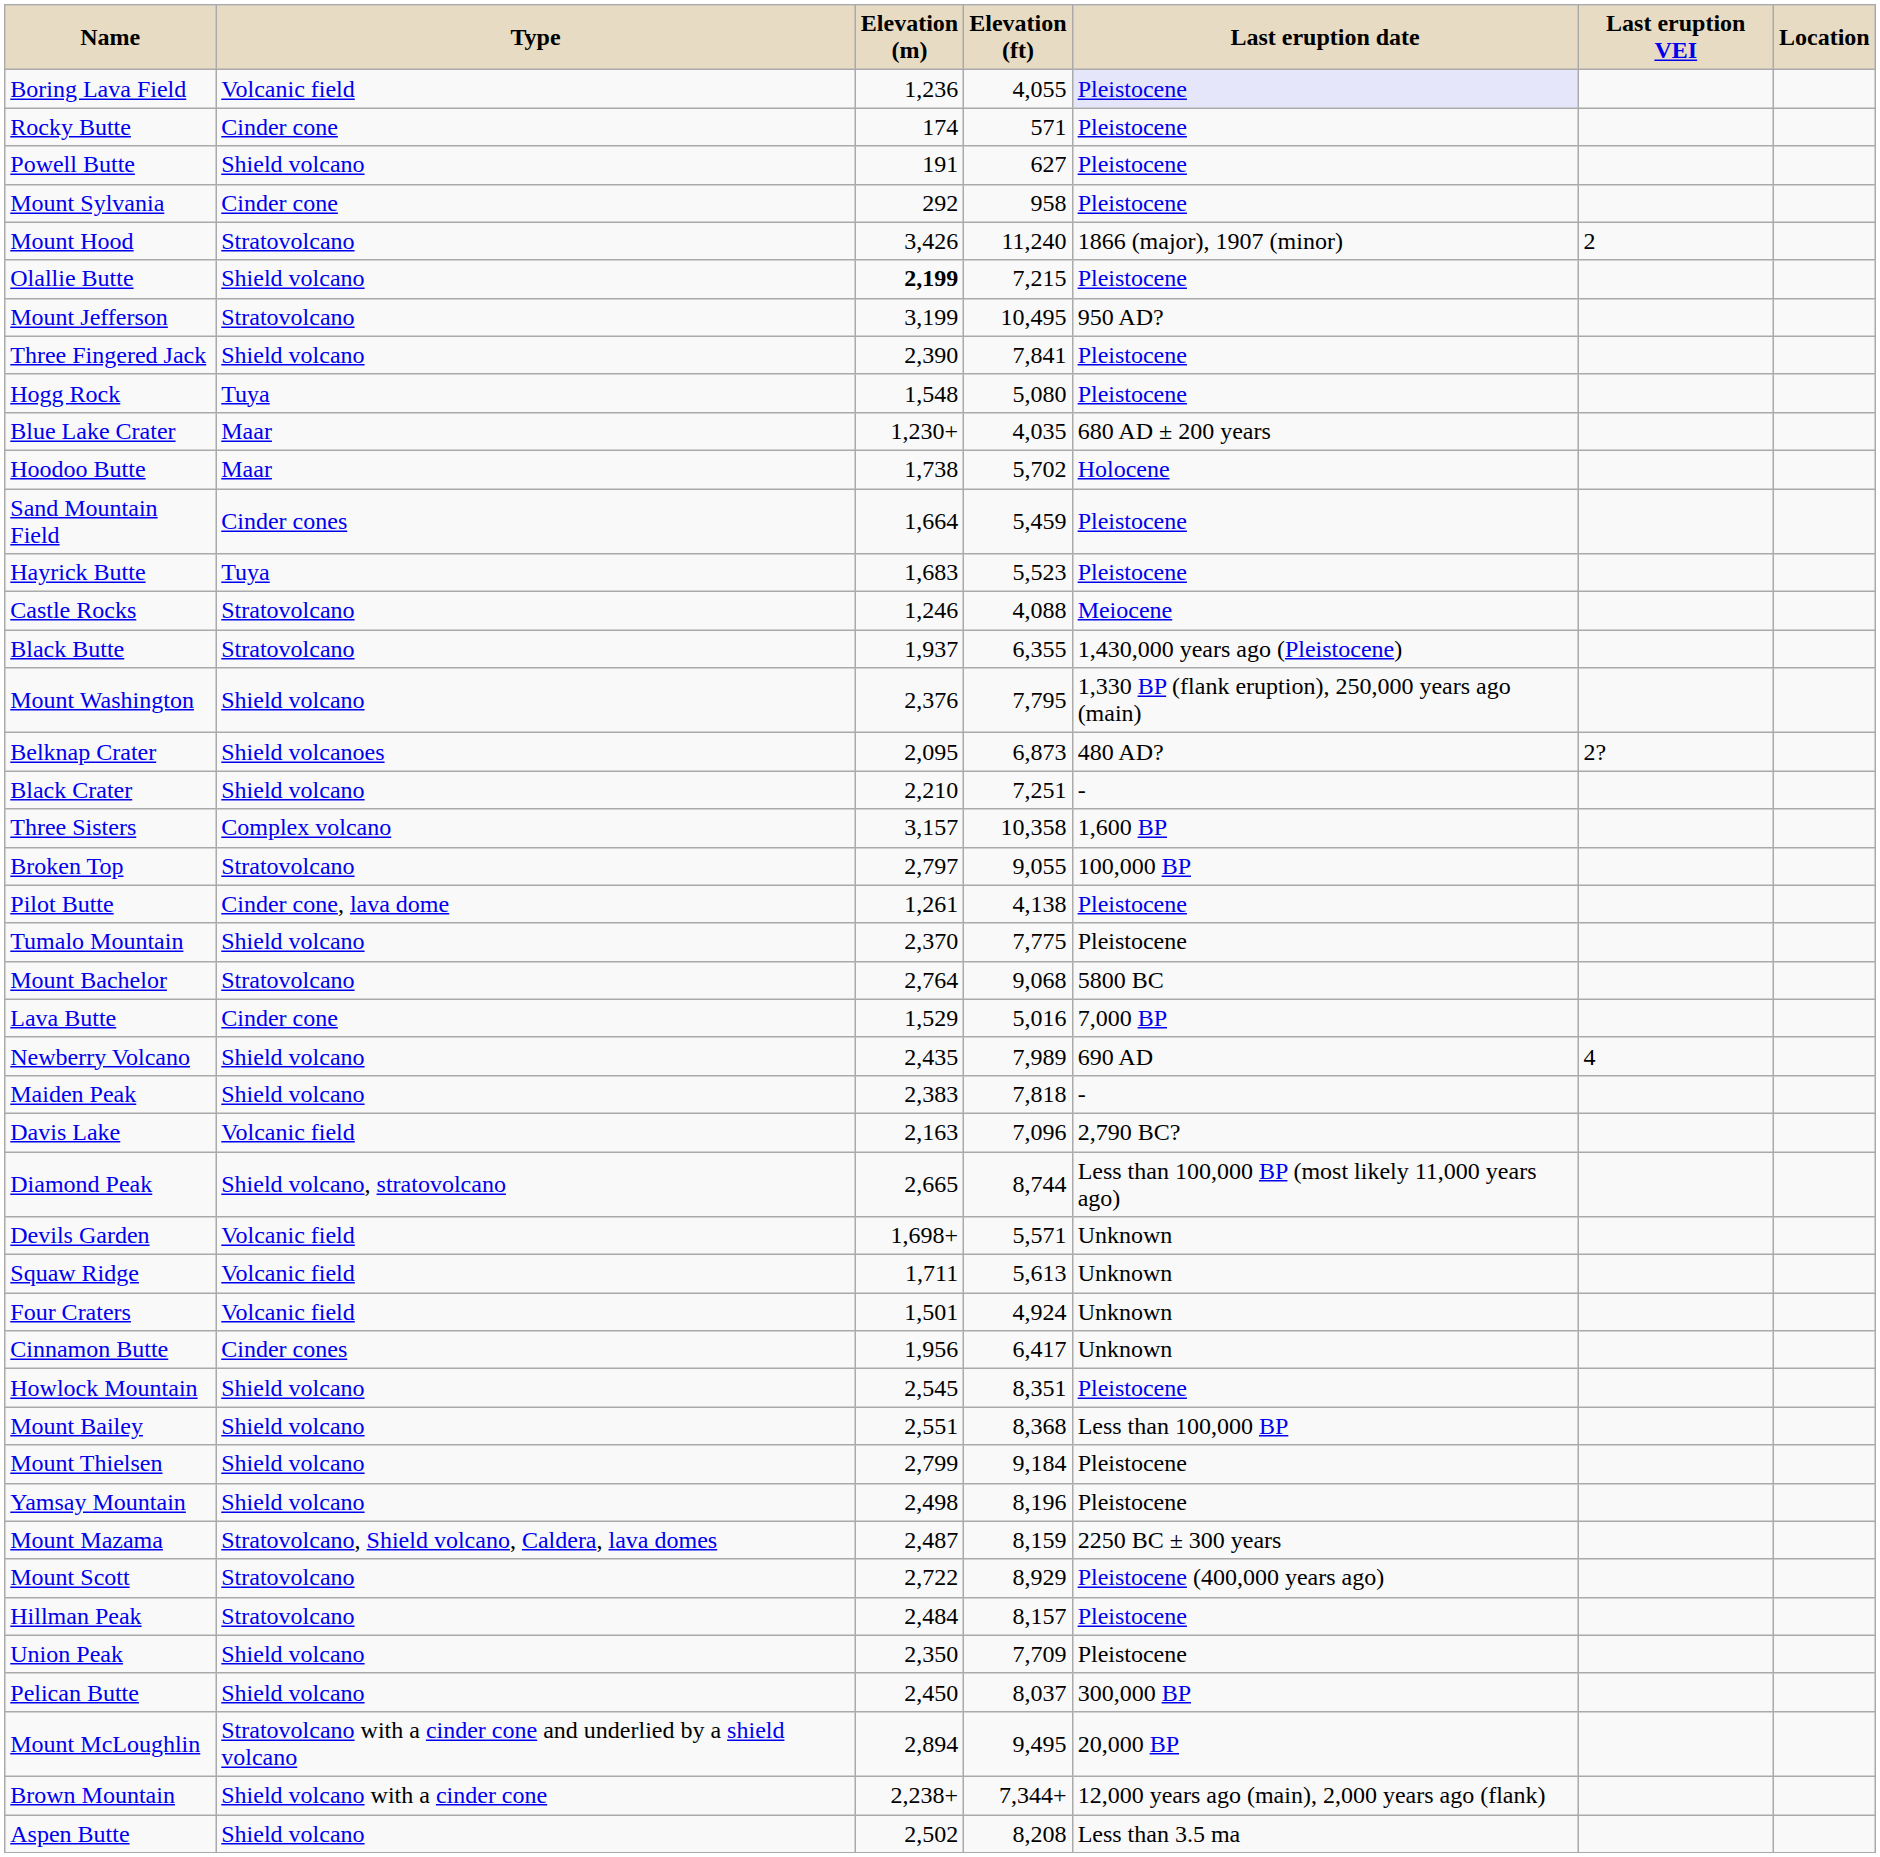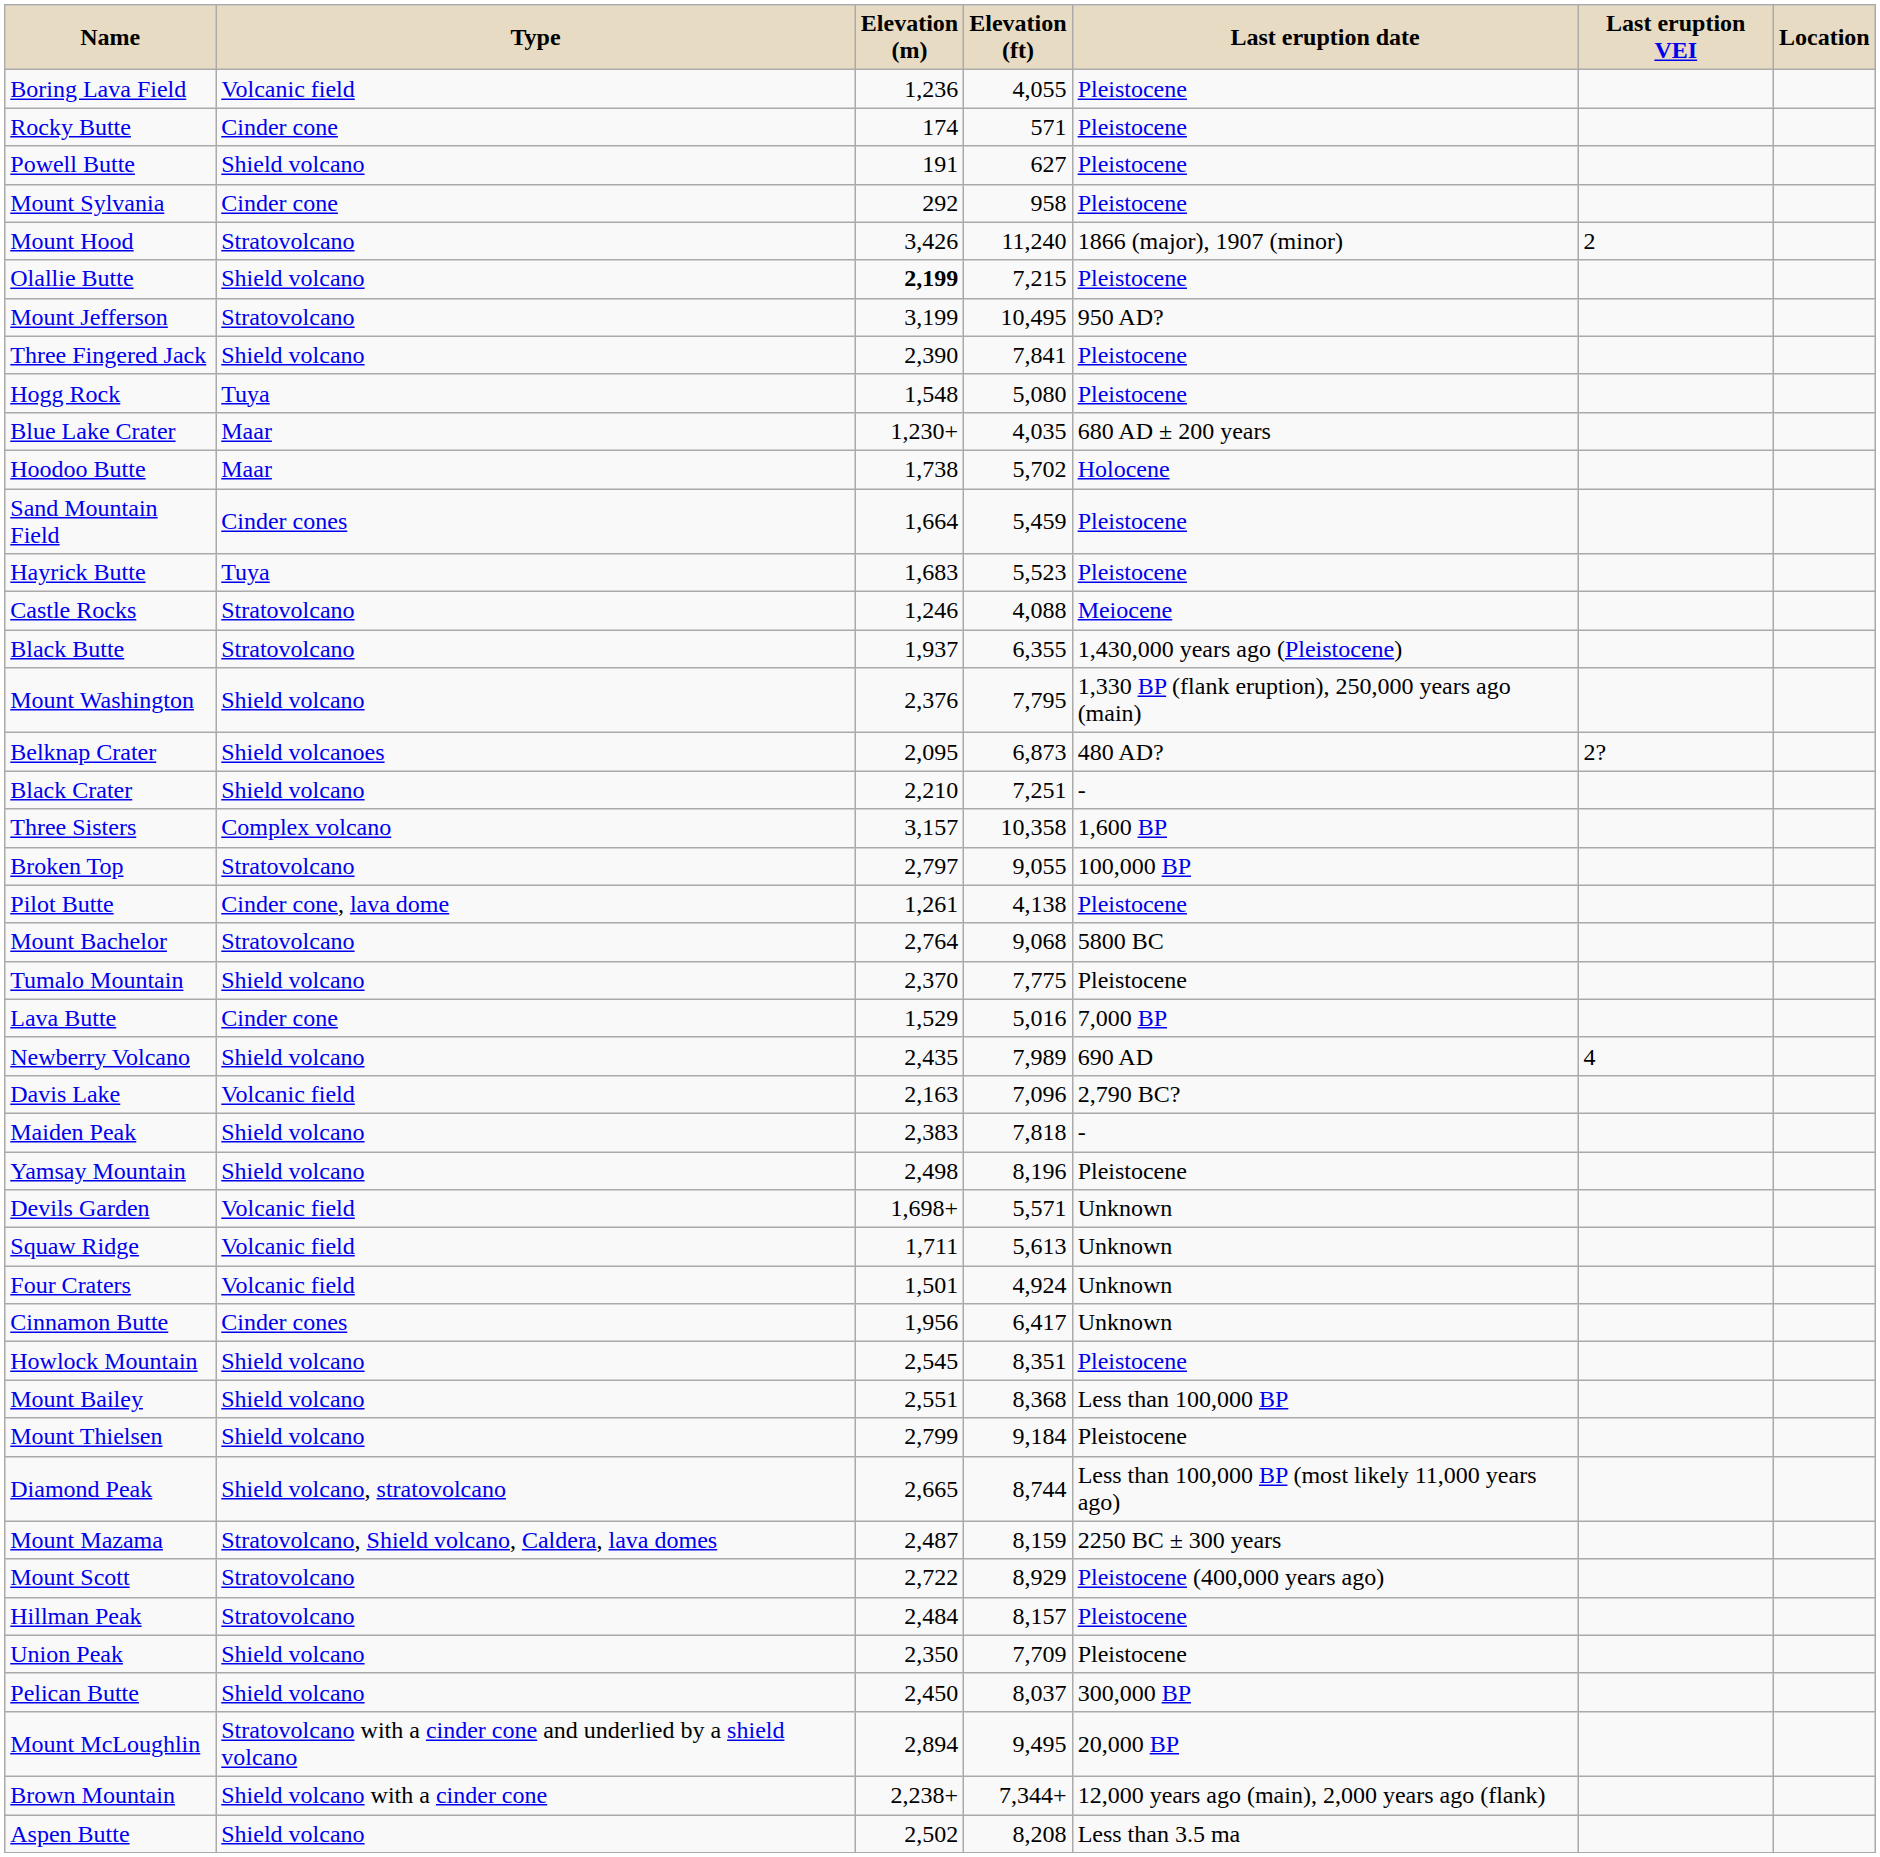(1132, 88) lavender background -> (1132, 88) no background
rows swapped: (97, 941) <-> (89, 979)
rows swapped: (73, 1094) <-> (65, 1132)
rows swapped: (81, 1183) <-> (98, 1501)
